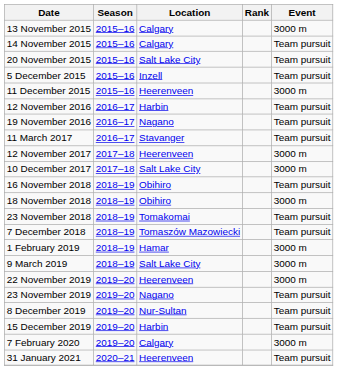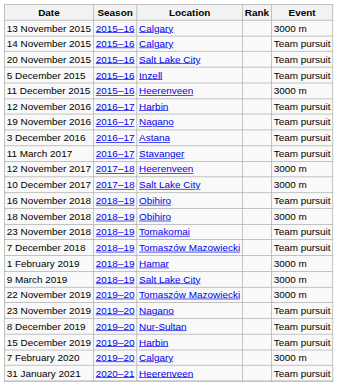+ row: (46, 138)
(166, 279) Heerenveen -> (190, 295) Tomaszów Mazowiecki
